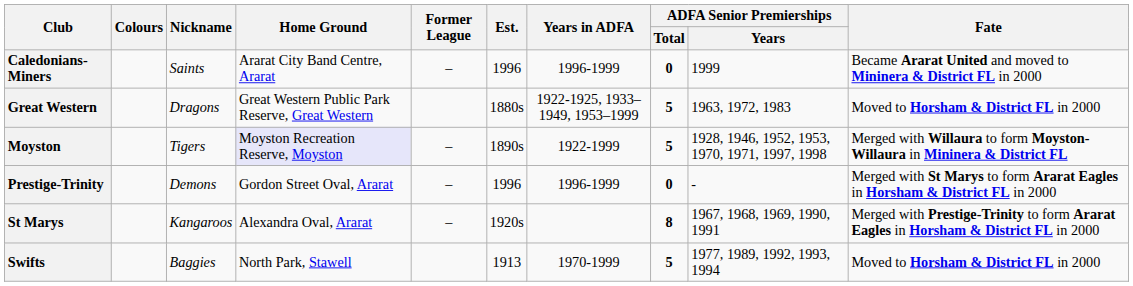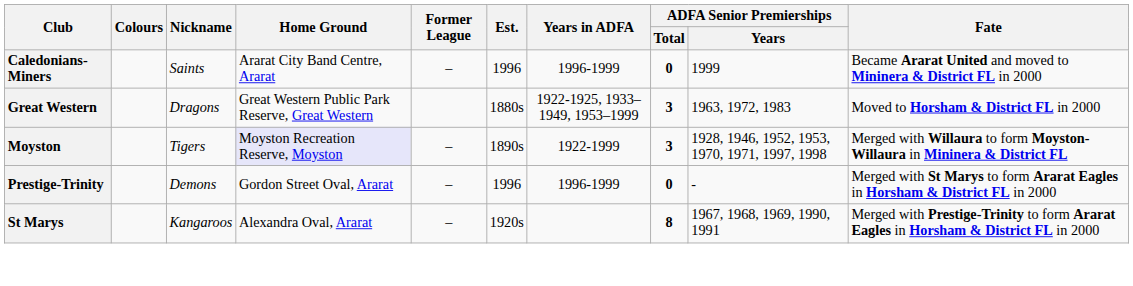(669, 107) 5 -> (669, 107) 3
(669, 146) 5 -> (669, 146) 3
- row: (26, 261)
